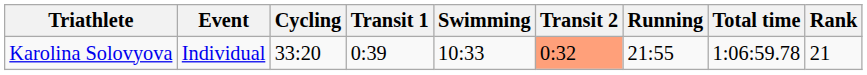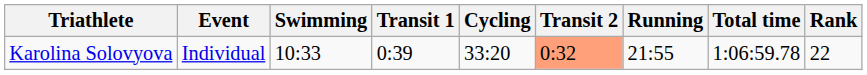columns swapped: (484, 20) <-> (308, 20)
(820, 52) 21 -> (820, 52) 22
